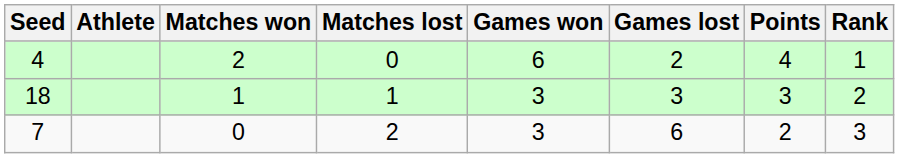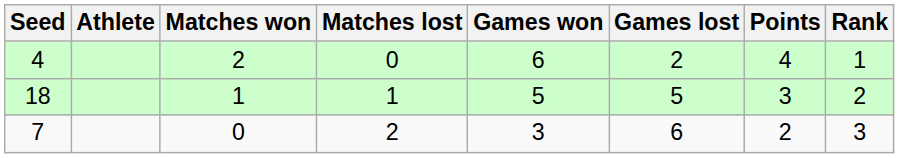(538, 96) 3 -> (538, 96) 5
(677, 96) 3 -> (677, 96) 5
